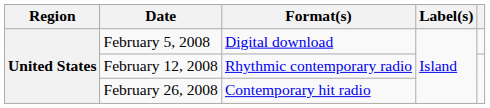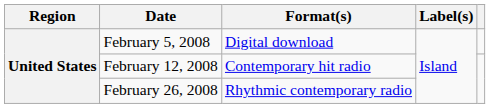(319, 66) Rhythmic contemporary radio -> (298, 66) Contemporary hit radio
(298, 90) Contemporary hit radio -> (319, 90) Rhythmic contemporary radio
